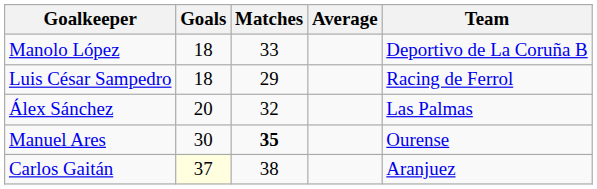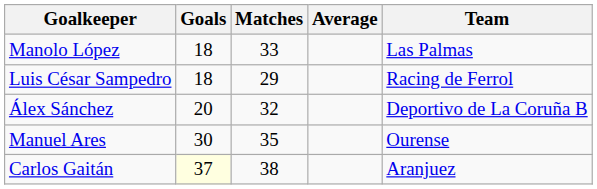(487, 49) Deportivo de La Coruña B -> (430, 49) Las Palmas
(430, 109) Las Palmas -> (487, 109) Deportivo de La Coruña B
(269, 139) bold -> (269, 139) normal
